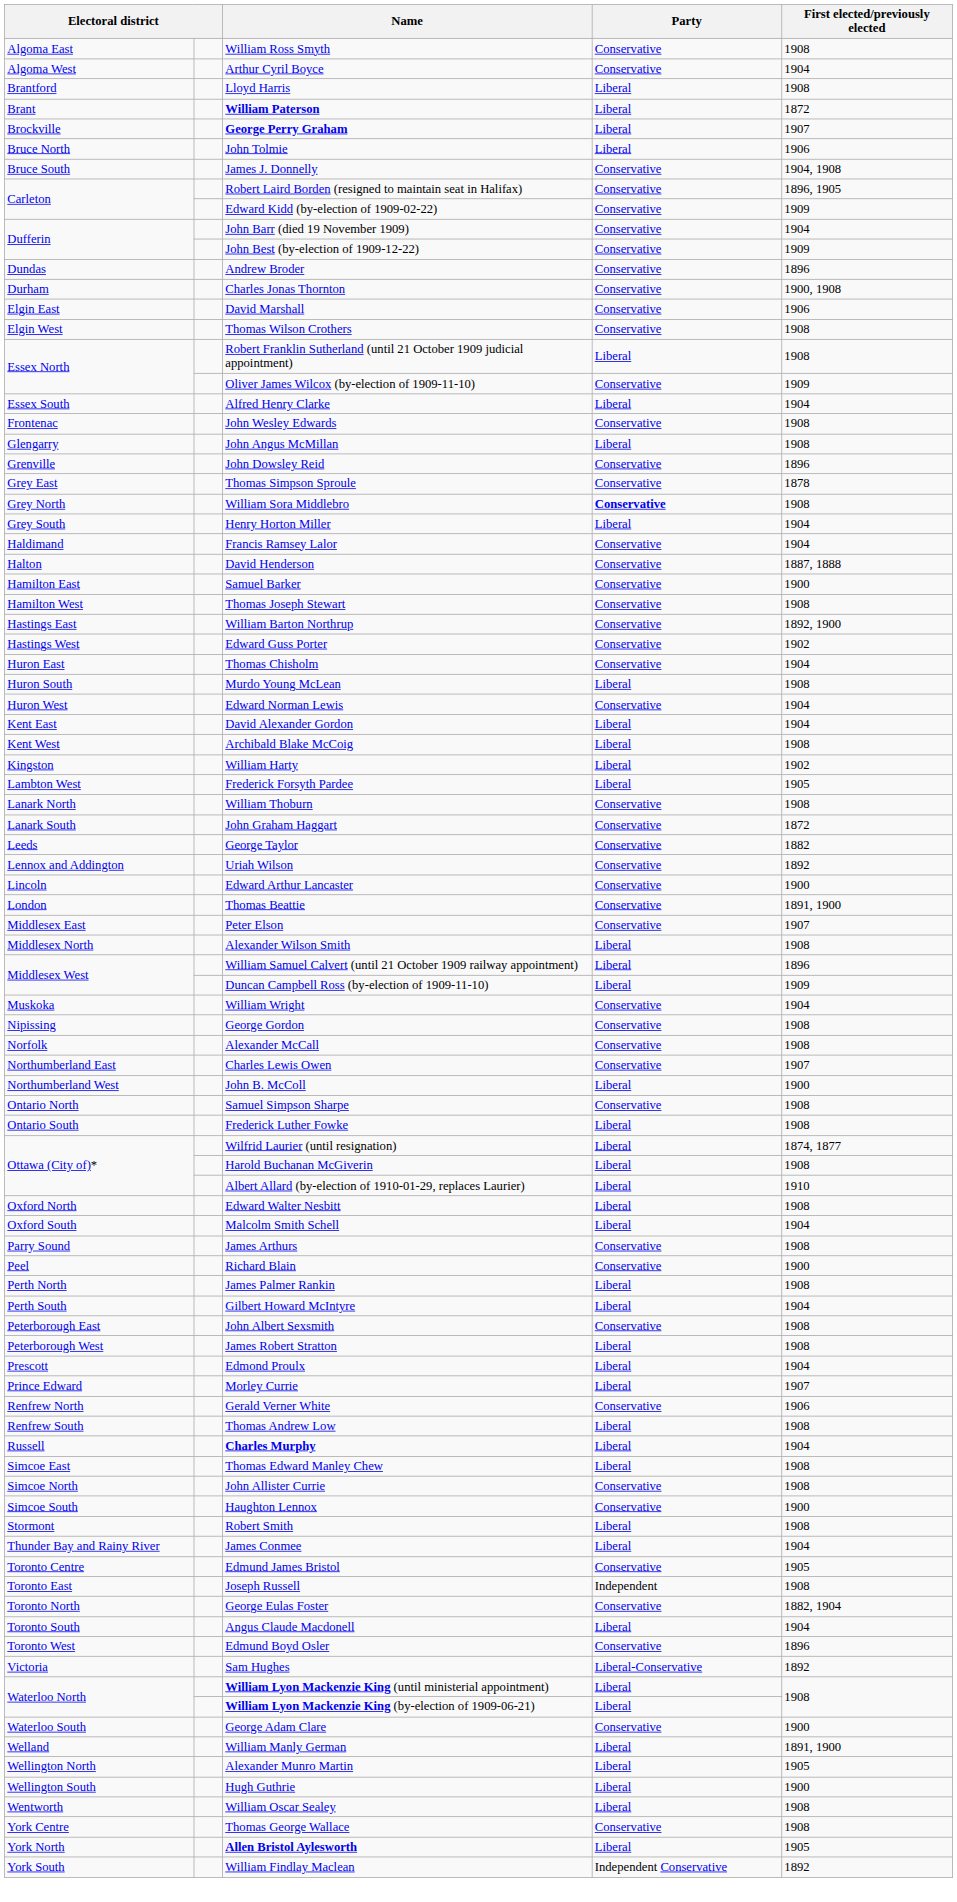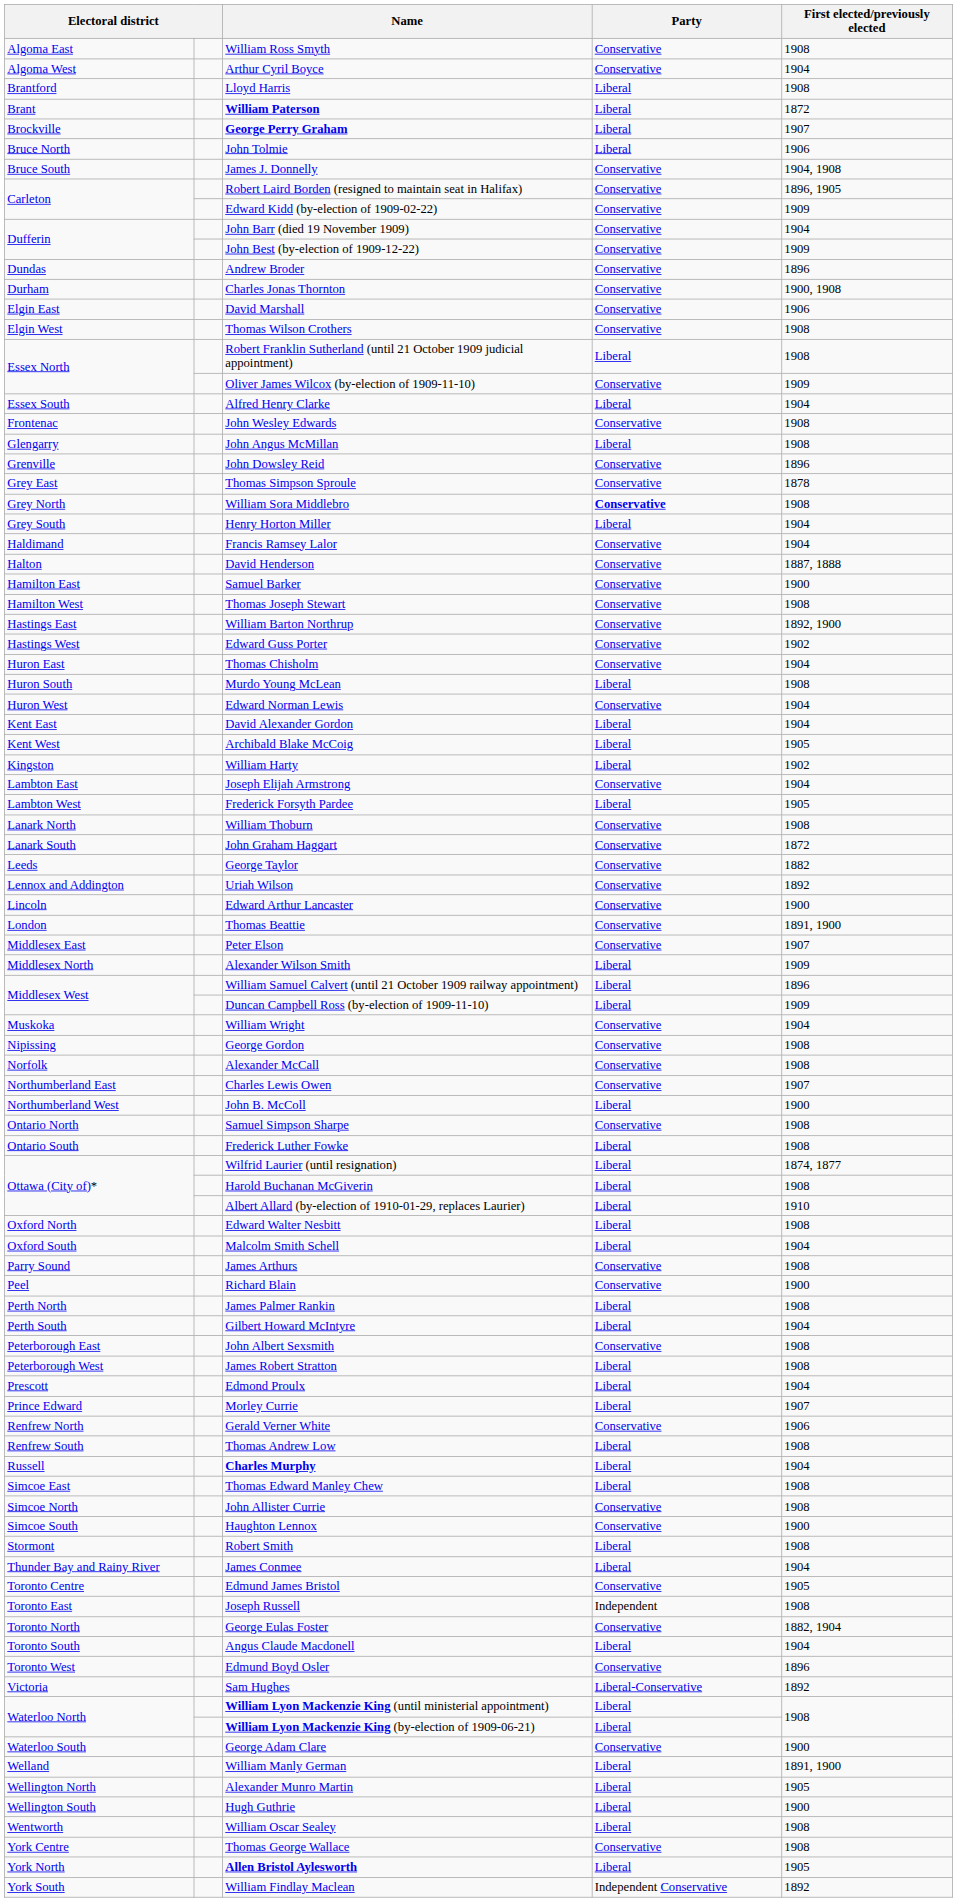(797, 744) 1908 -> (797, 744) 1905
+ row: (288, 784)
(797, 945) 1908 -> (797, 965) 1909
